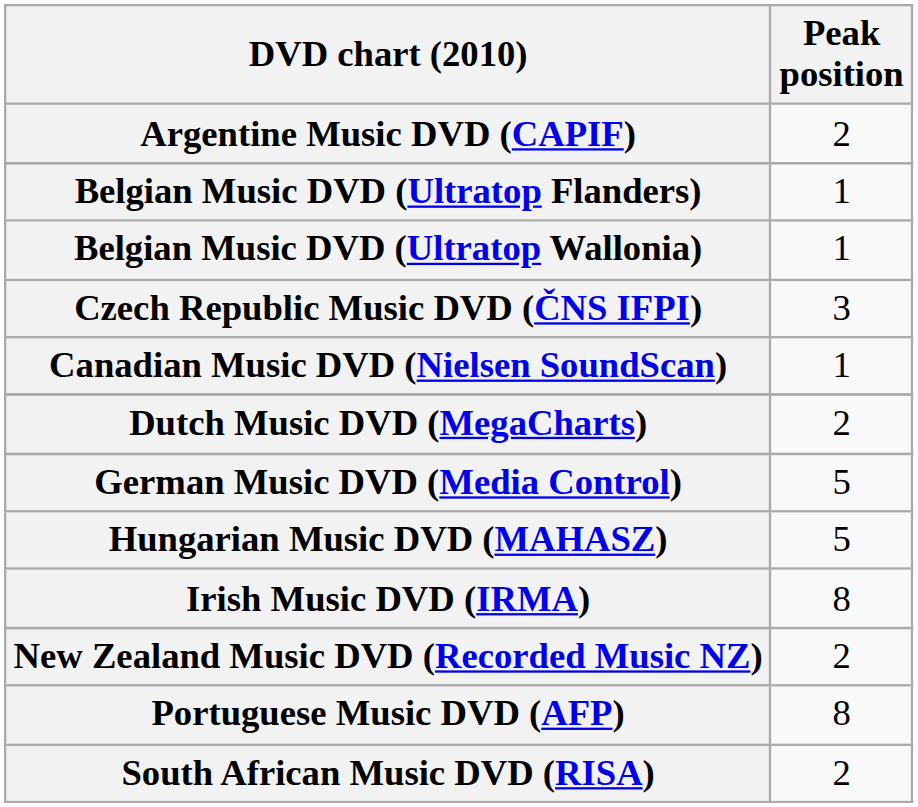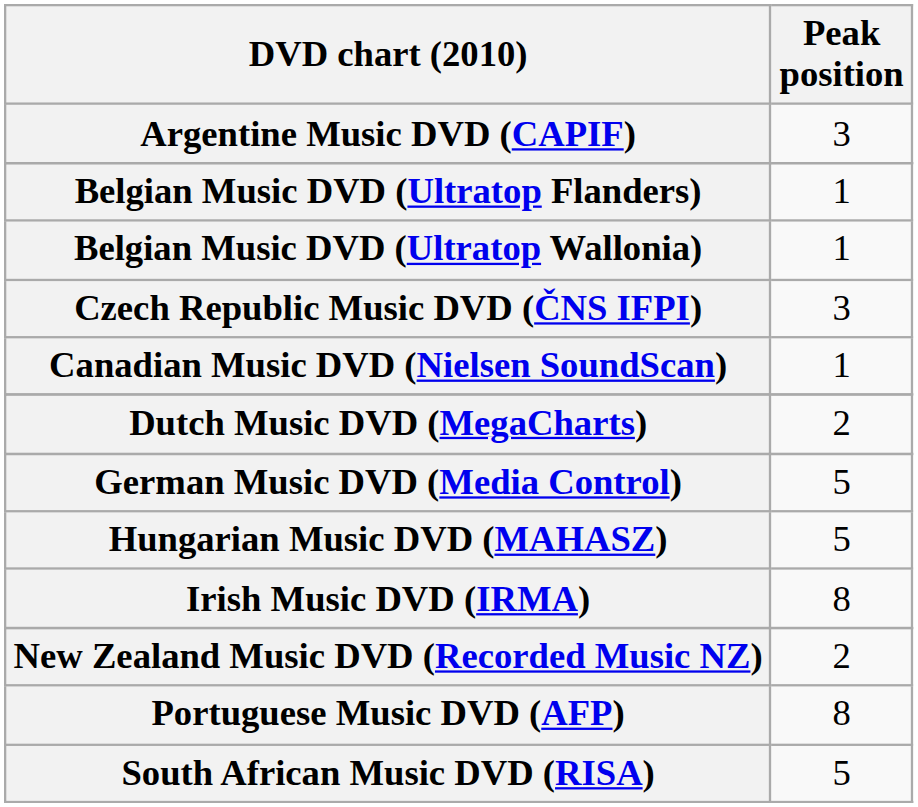(842, 132) 2 -> (842, 132) 3
(842, 772) 2 -> (842, 772) 5
